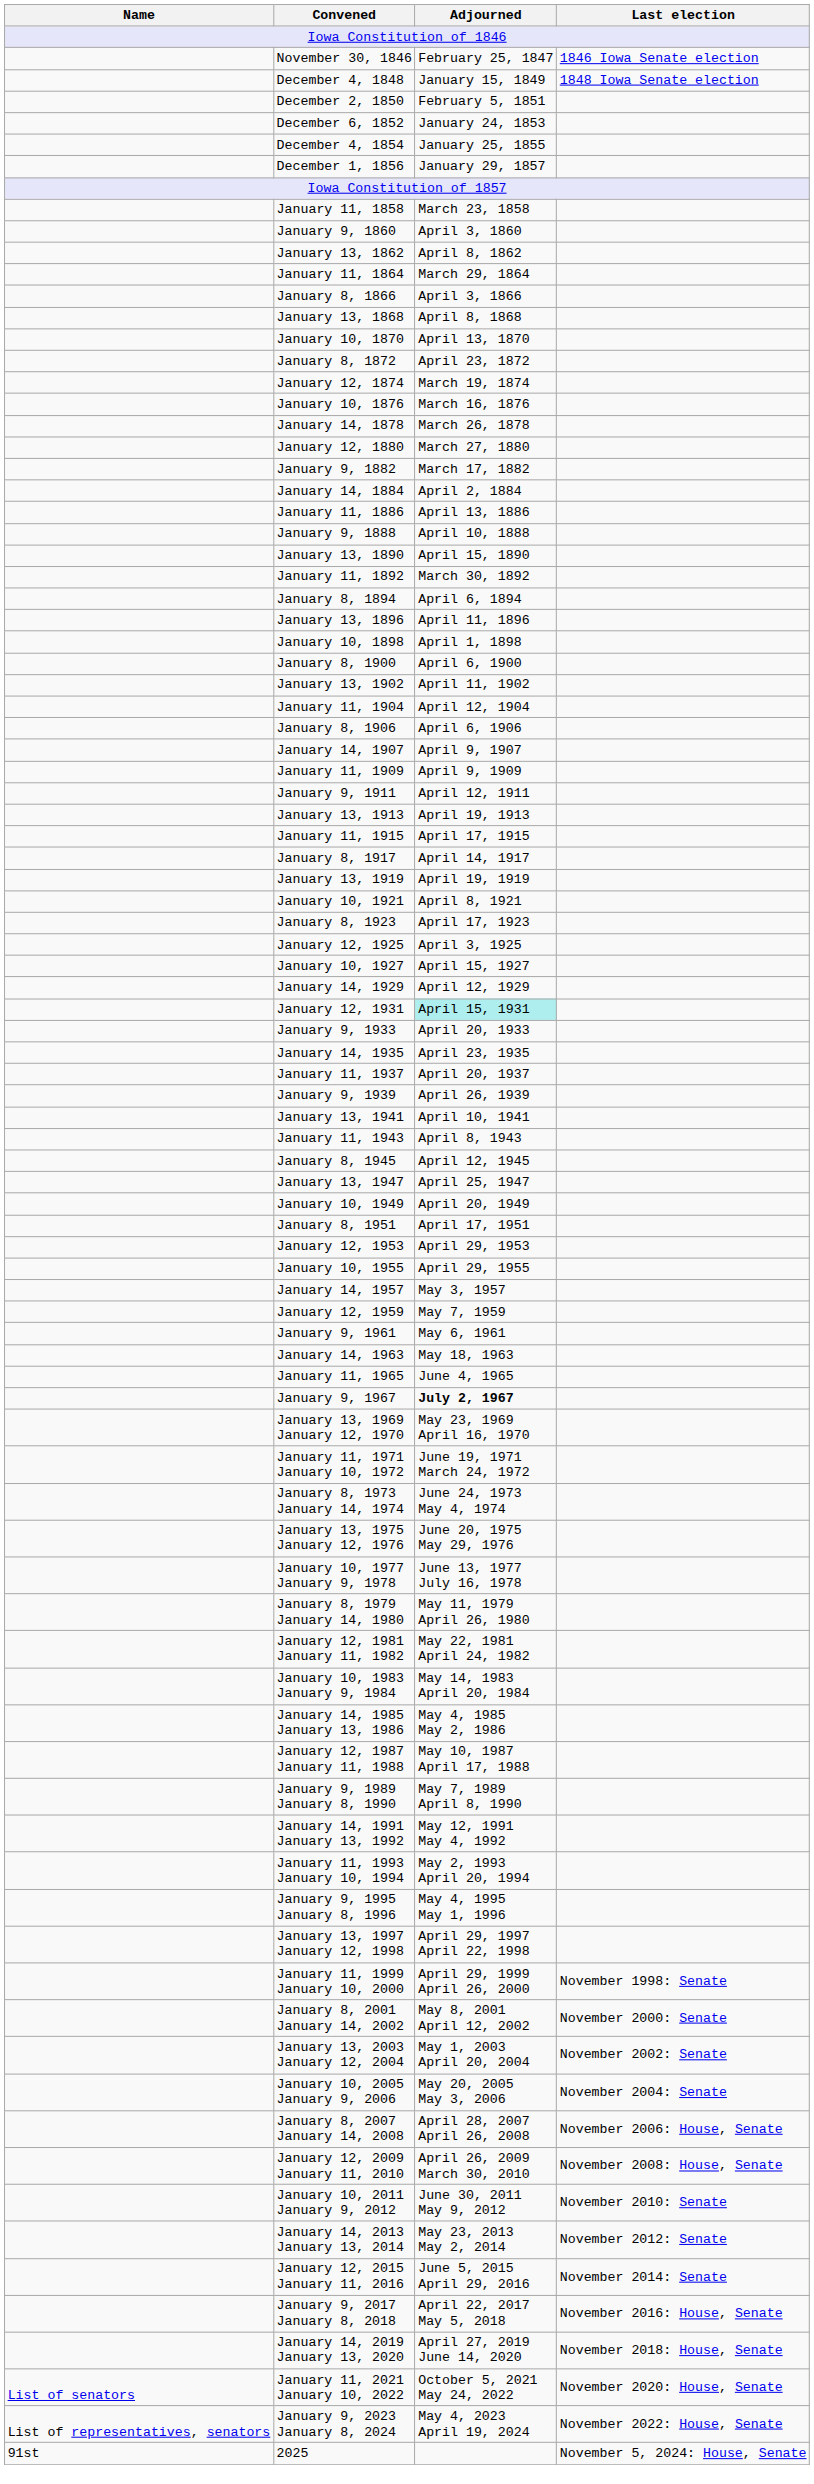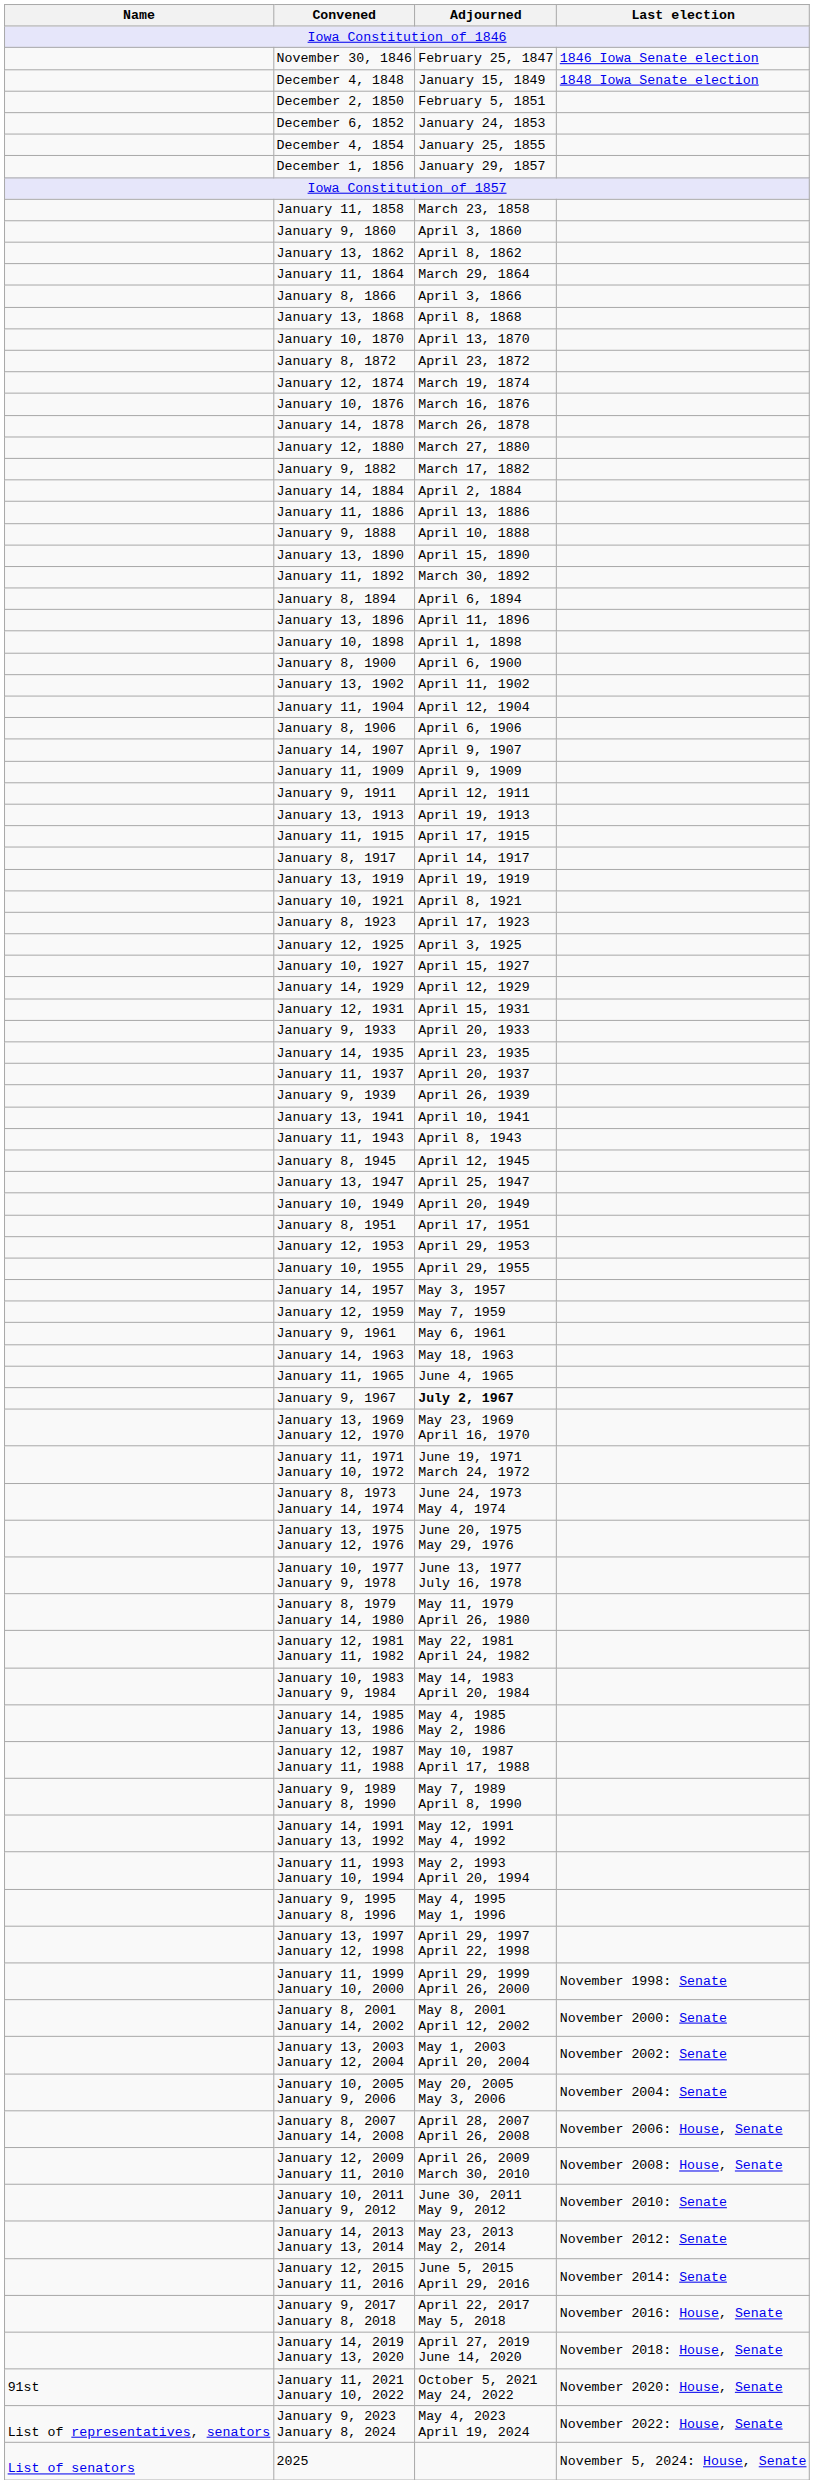(474, 1009) paleturquoise background -> (474, 1009) no background
(71, 2395) List of senators -> (24, 2387) 91st
(24, 2454) 91st -> (71, 2469) List of senators
